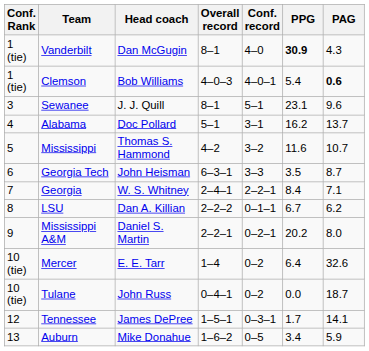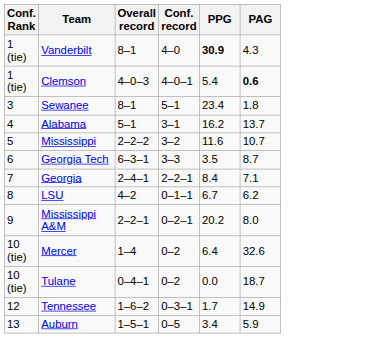- column: (157, 19)
(296, 105) 23.1 -> (213, 105) 23.4
(334, 105) 9.6 -> (251, 105) 1.8
(210, 148) 4–2 -> (133, 141) 2–2–2
(217, 208) 2–2–2 -> (127, 195) 4–2
(217, 319) 1–5–1 -> (133, 306) 1–6–2
(337, 319) 14.1 -> (254, 306) 14.9
(217, 337) 1–6–2 -> (133, 324) 1–5–1
